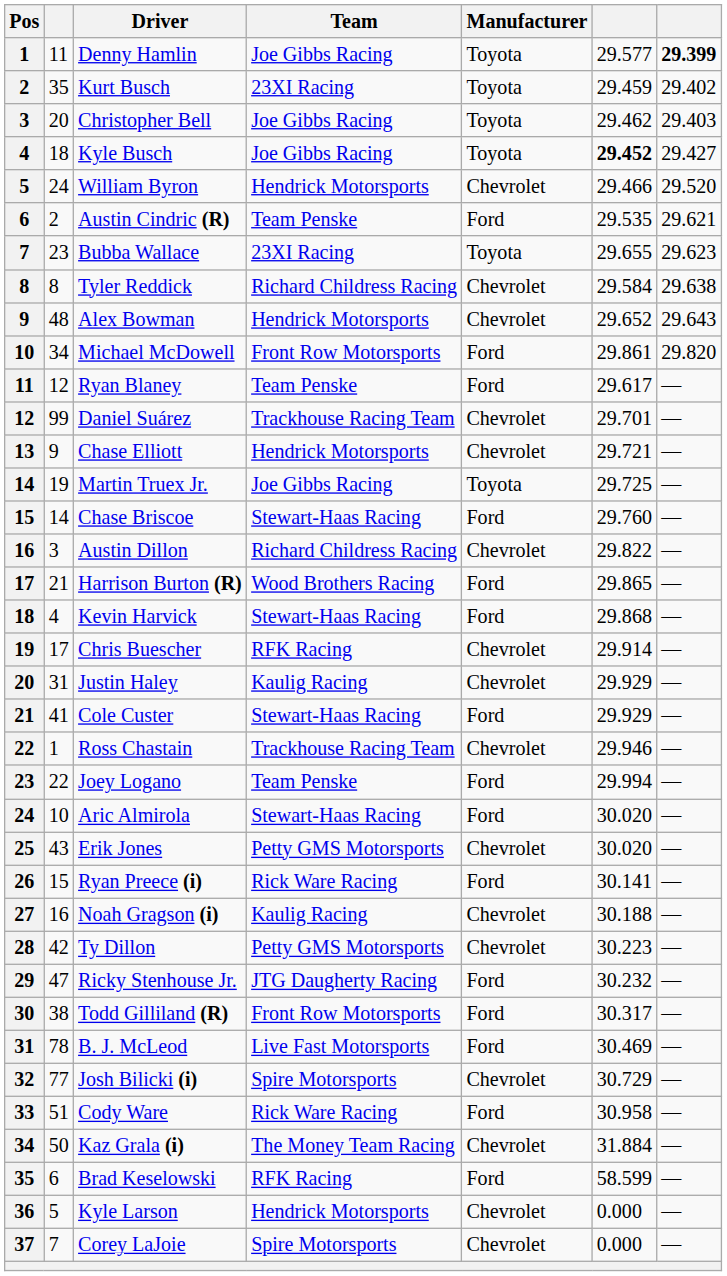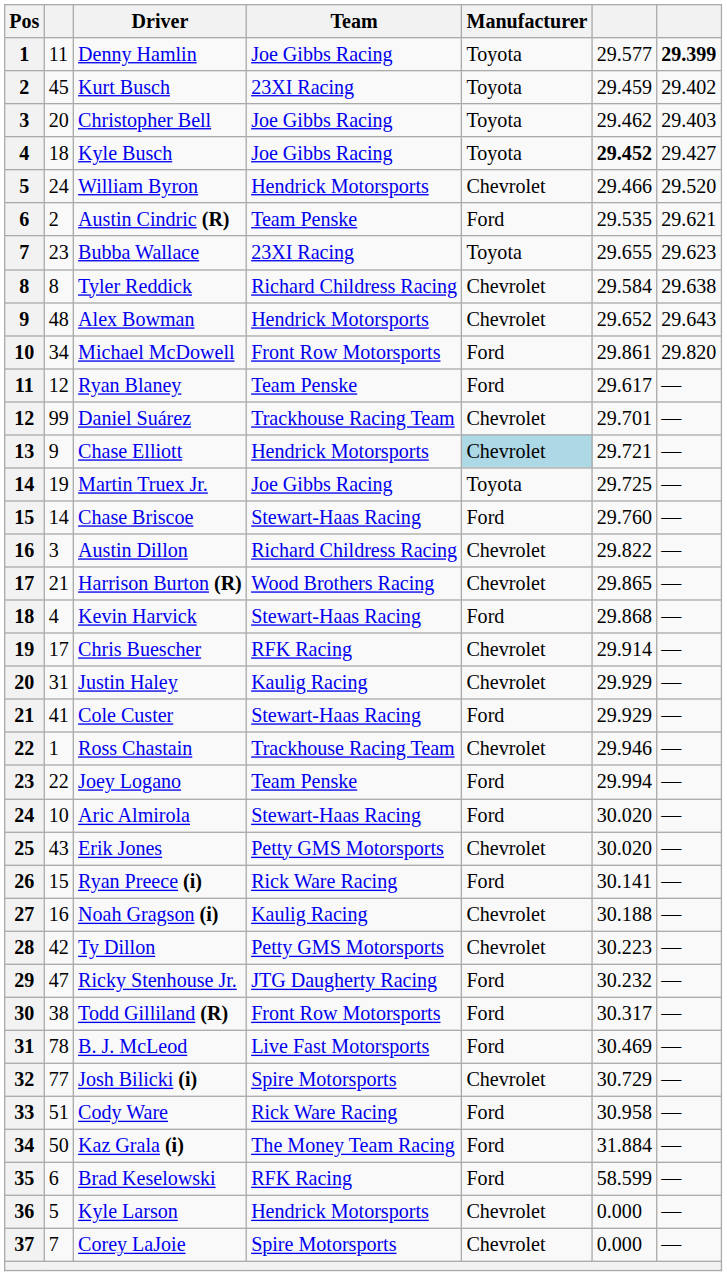(59, 87) 35 -> (59, 87) 45
(506, 451) no background -> (506, 451) lightblue background
(485, 583) Ford -> (506, 583) Chevrolet
(506, 1146) Chevrolet -> (485, 1146) Ford
